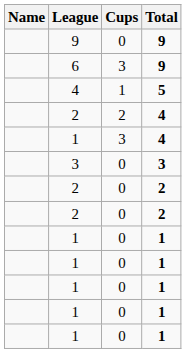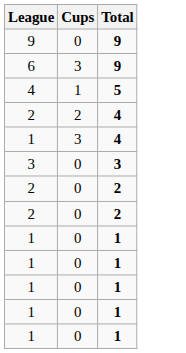- column: (27, 16)
